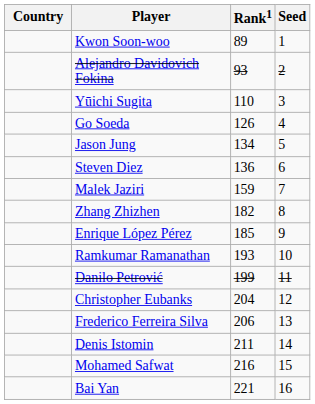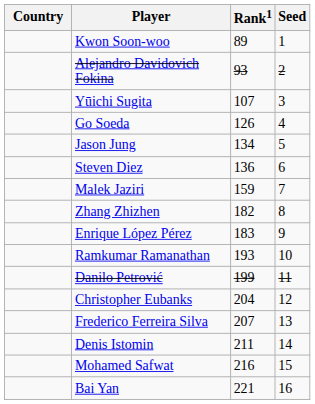(244, 101) 110 -> (244, 101) 107
(244, 233) 185 -> (244, 233) 183
(244, 321) 206 -> (244, 321) 207
